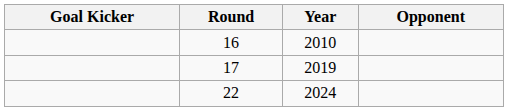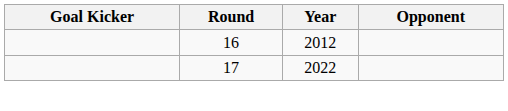(320, 42) 2010 -> (320, 42) 2012
(320, 67) 2019 -> (320, 67) 2022
- row: (231, 93)
